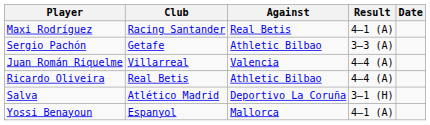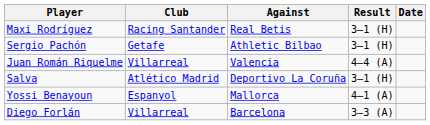(372, 29) 4–1 (A) -> (372, 29) 3–1 (H)
(372, 46) 3–3 (A) -> (372, 46) 3–1 (H)
- row: (56, 79)
+ row: (43, 112)
